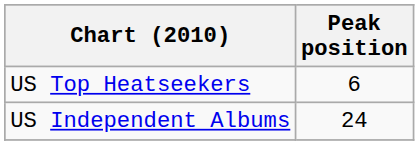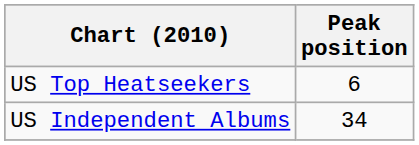(354, 121) 24 -> (354, 121) 34
